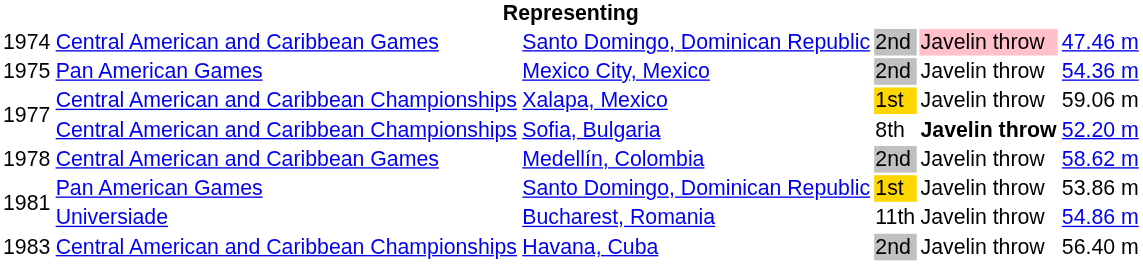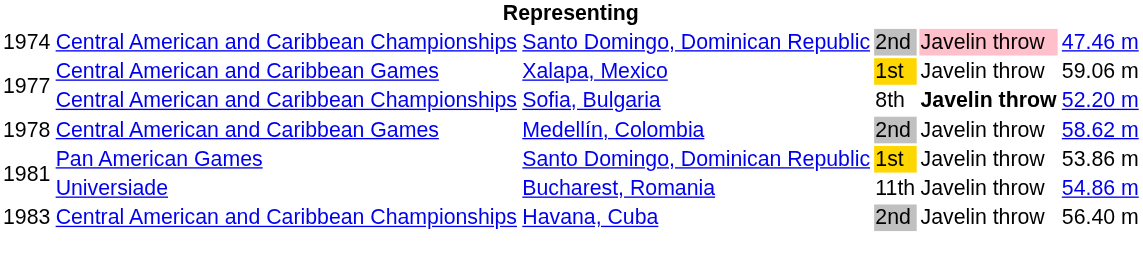(247, 42) Central American and Caribbean Games -> (286, 42) Central American and Caribbean Championships
- row: (27, 71)
(286, 100) Central American and Caribbean Championships -> (247, 71) Central American and Caribbean Games
